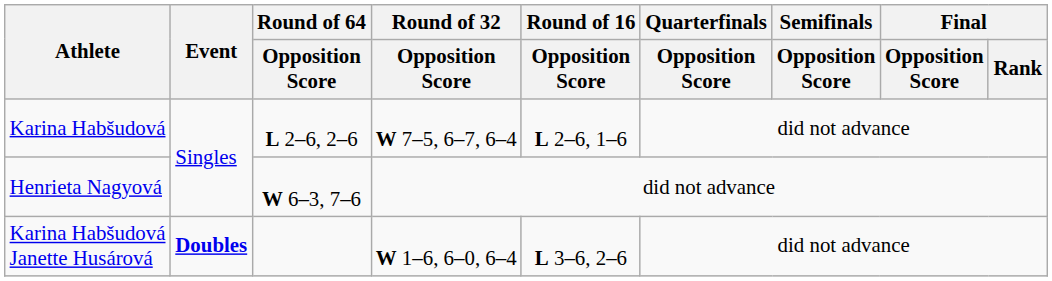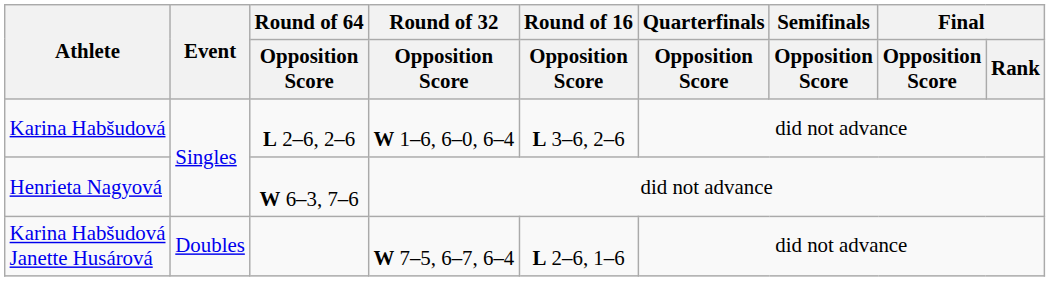(446, 140) W 7–5, 6–7, 6–4 -> (444, 140) W 1–6, 6–0, 6–4
(581, 140) L 2–6, 1–6 -> (579, 140) L 3–6, 2–6
(211, 246) bold -> (210, 246) normal
(446, 258) W 1–6, 6–0, 6–4 -> (444, 258) W 7–5, 6–7, 6–4
(581, 258) L 3–6, 2–6 -> (579, 258) L 2–6, 1–6
